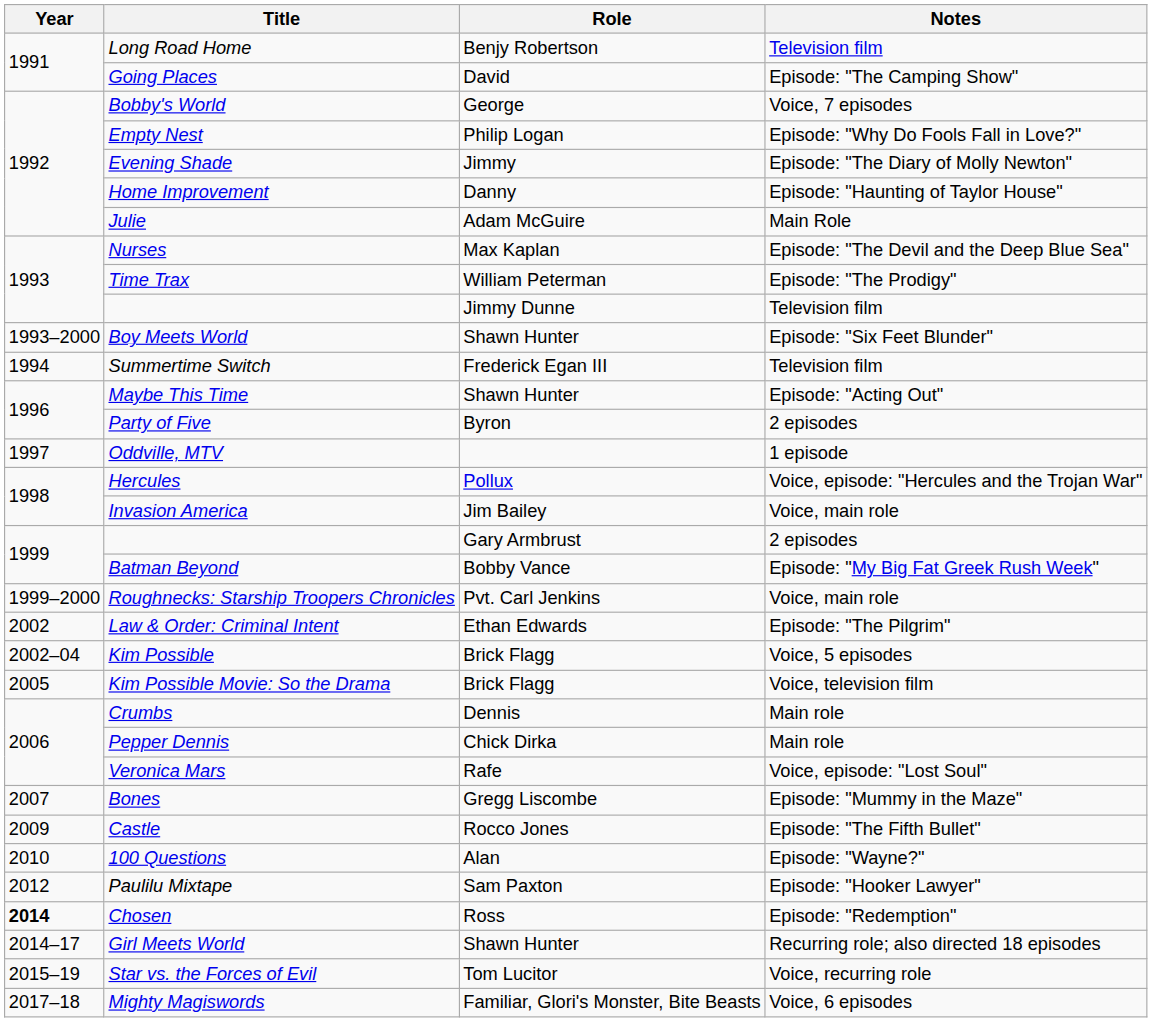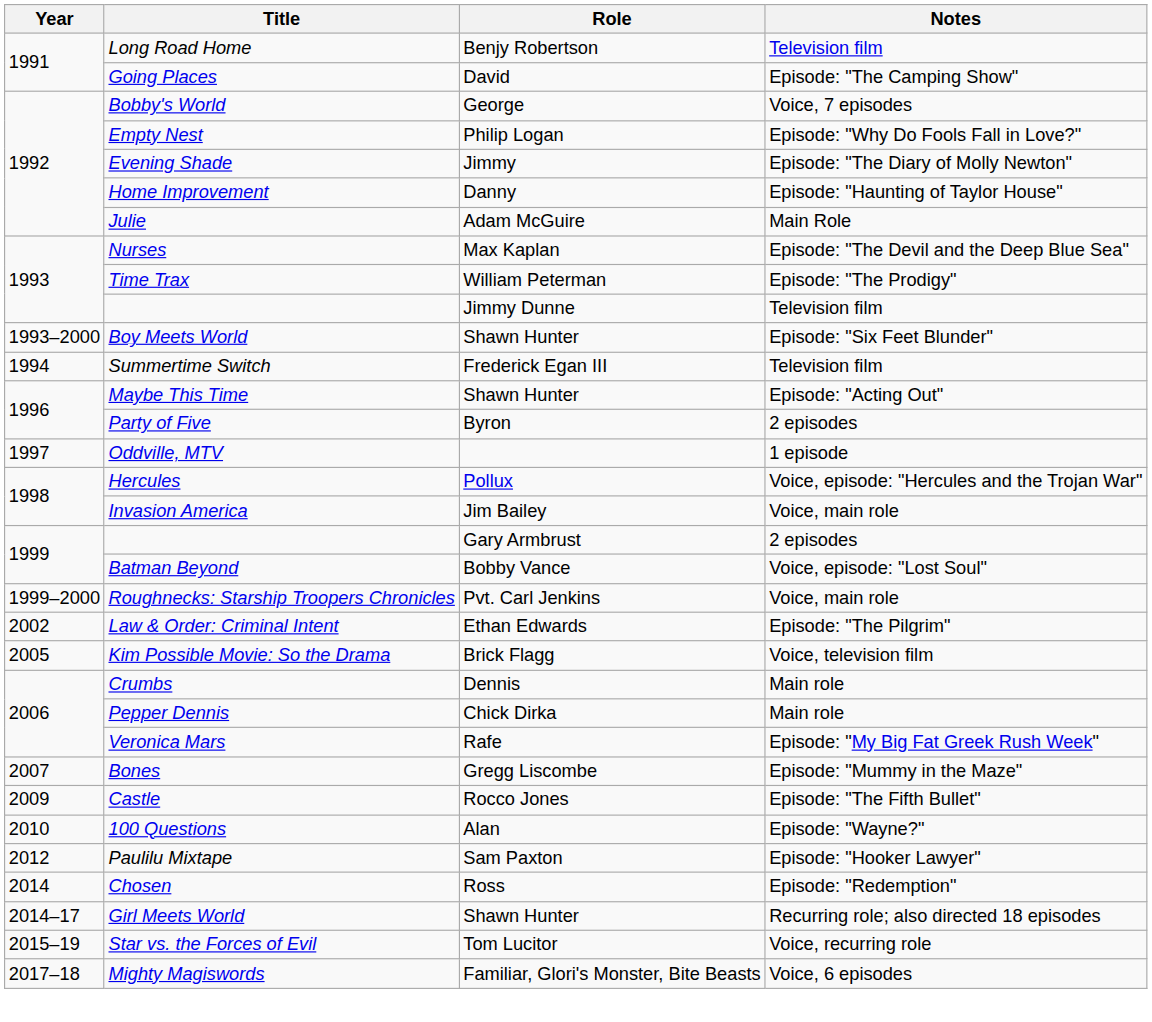(934, 568) Episode: "My Big Fat Greek Rush Week" -> (878, 568) Voice, episode: "Lost Soul"
- row: (161, 655)
(878, 771) Voice, episode: "Lost Soul" -> (934, 742) Episode: "My Big Fat Greek Rush Week"
(29, 915) bold -> (29, 886) normal
